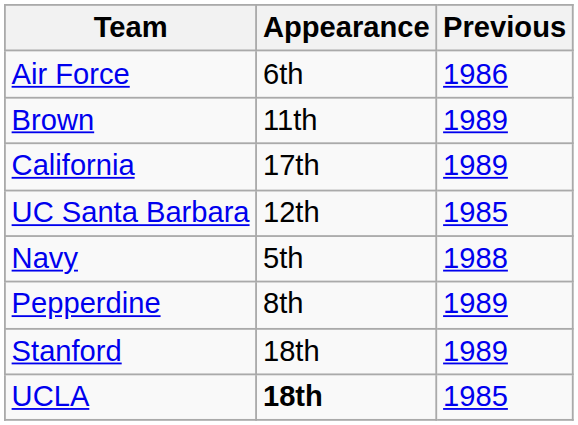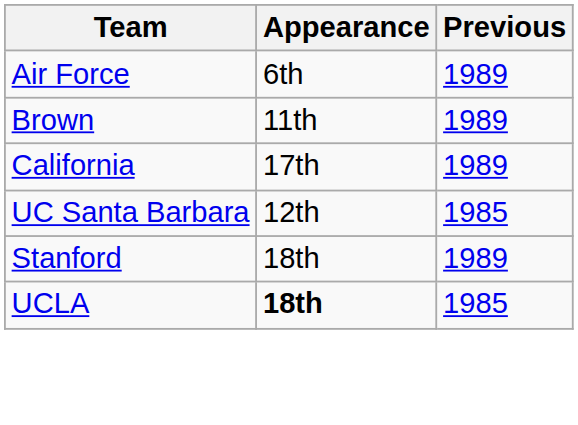(475, 73) 1986 -> (475, 73) 1989
- row: (45, 258)
- row: (86, 304)
